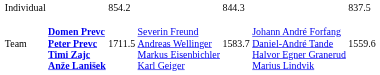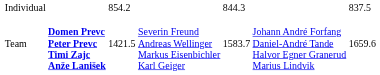(122, 43) 1711.5 -> (122, 43) 1421.5
(362, 43) 1559.6 -> (362, 43) 1659.6
